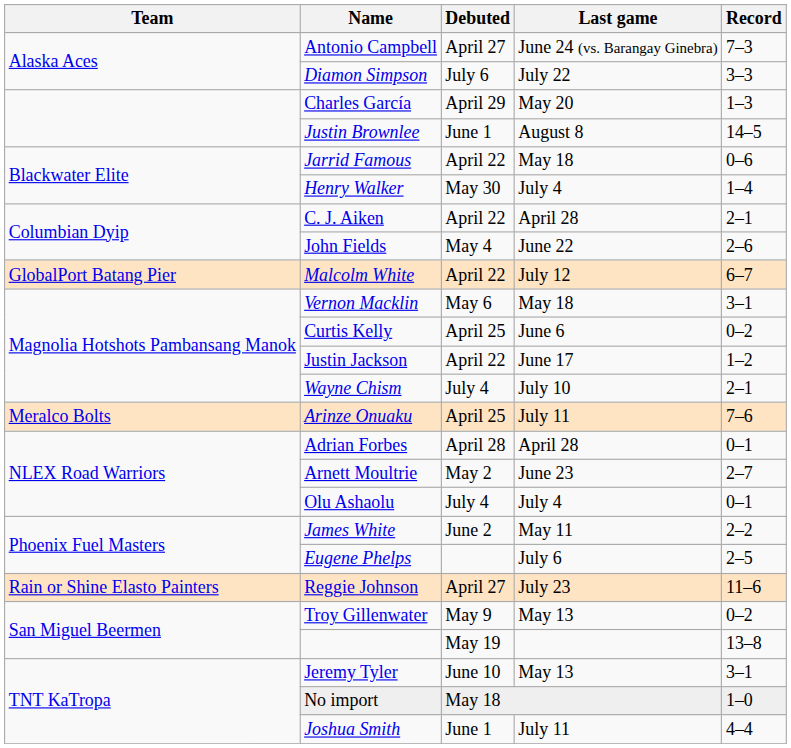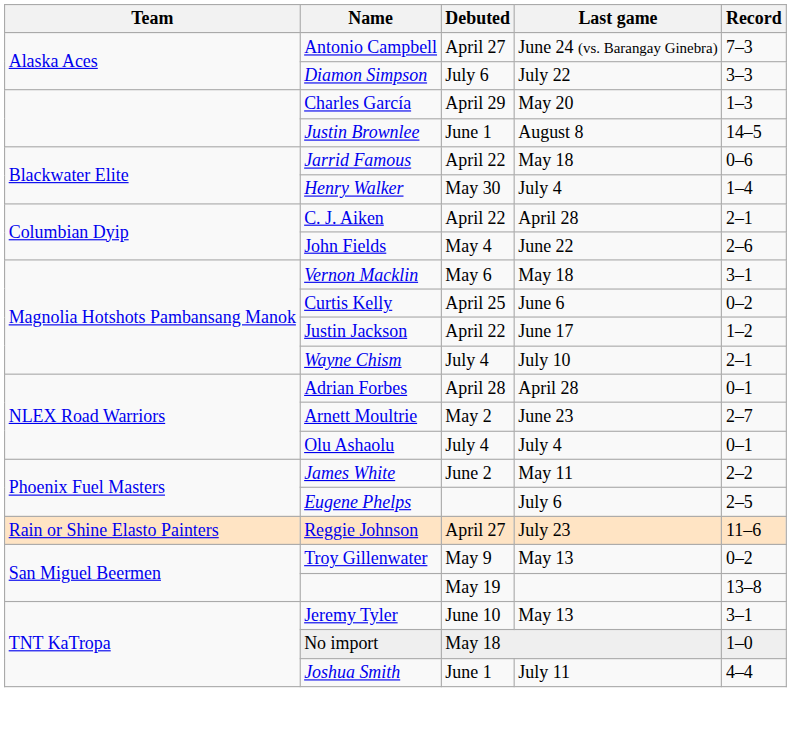- row: (359, 274)
- row: (358, 416)
